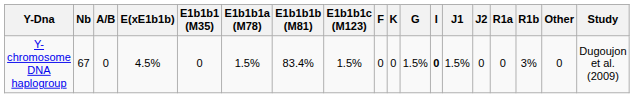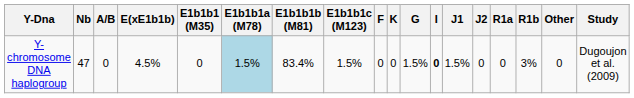(84, 64) 67 -> (84, 64) 47
(247, 64) no background -> (247, 64) lightblue background
